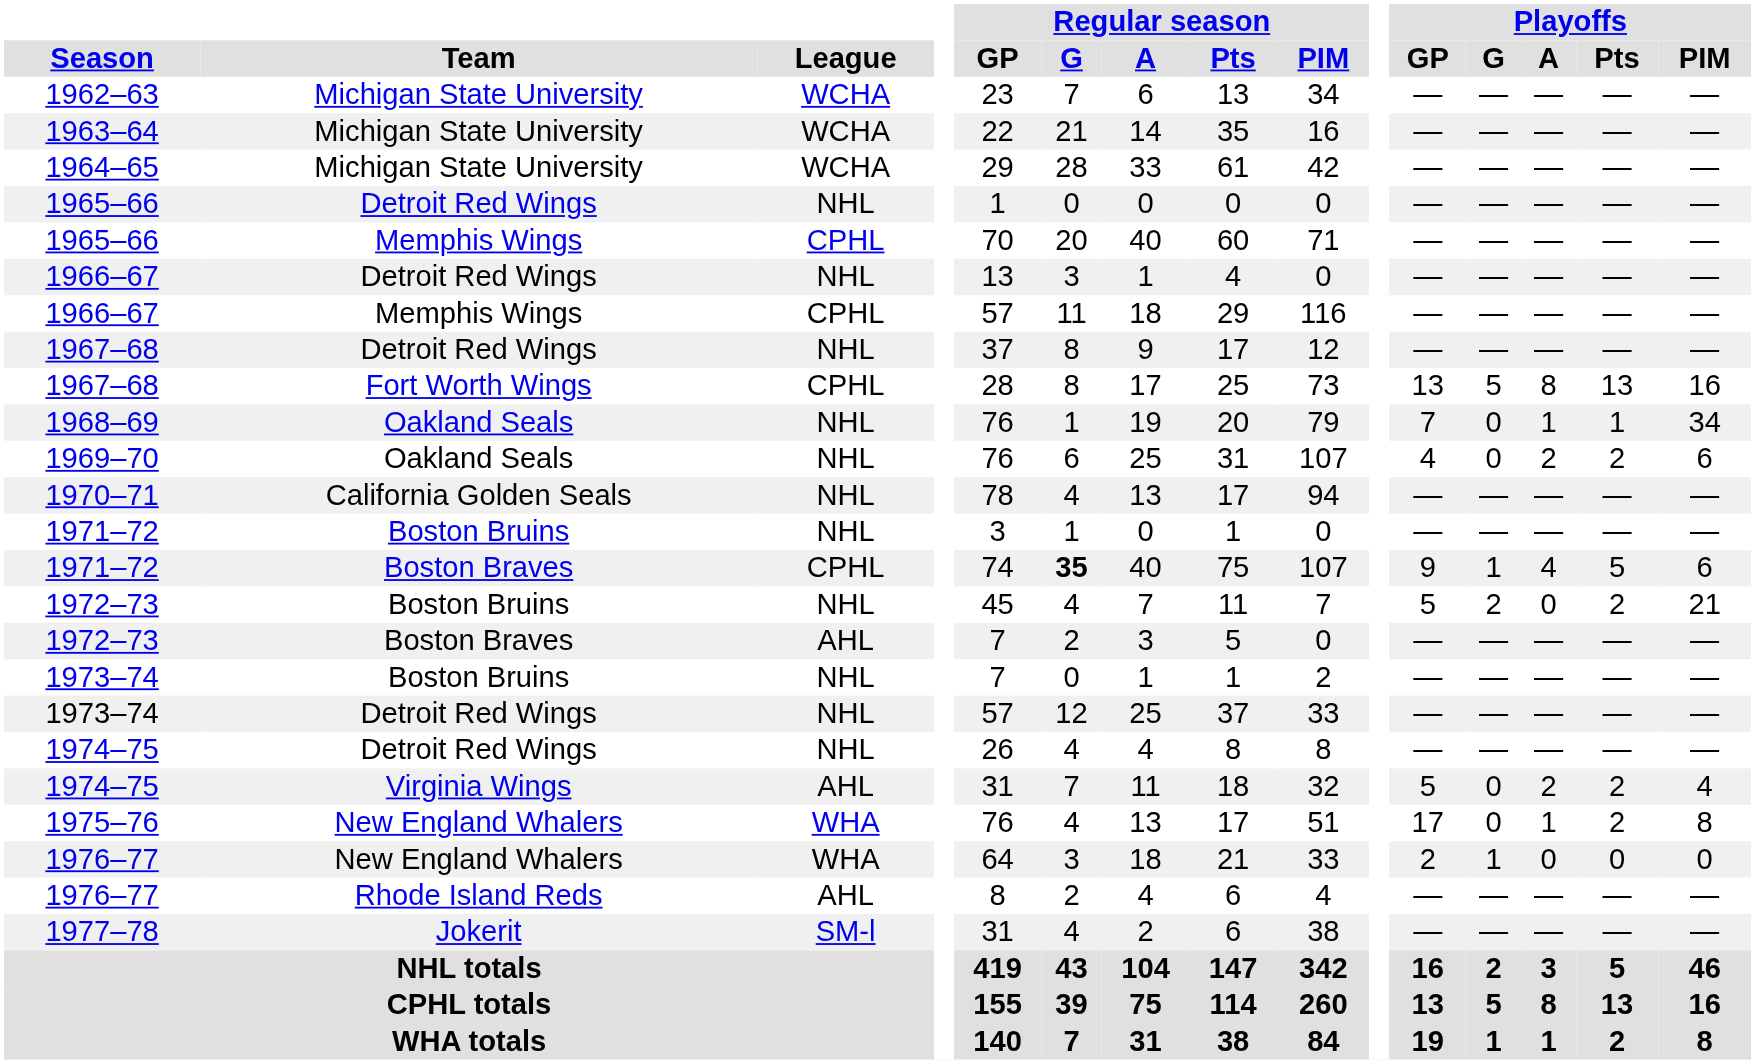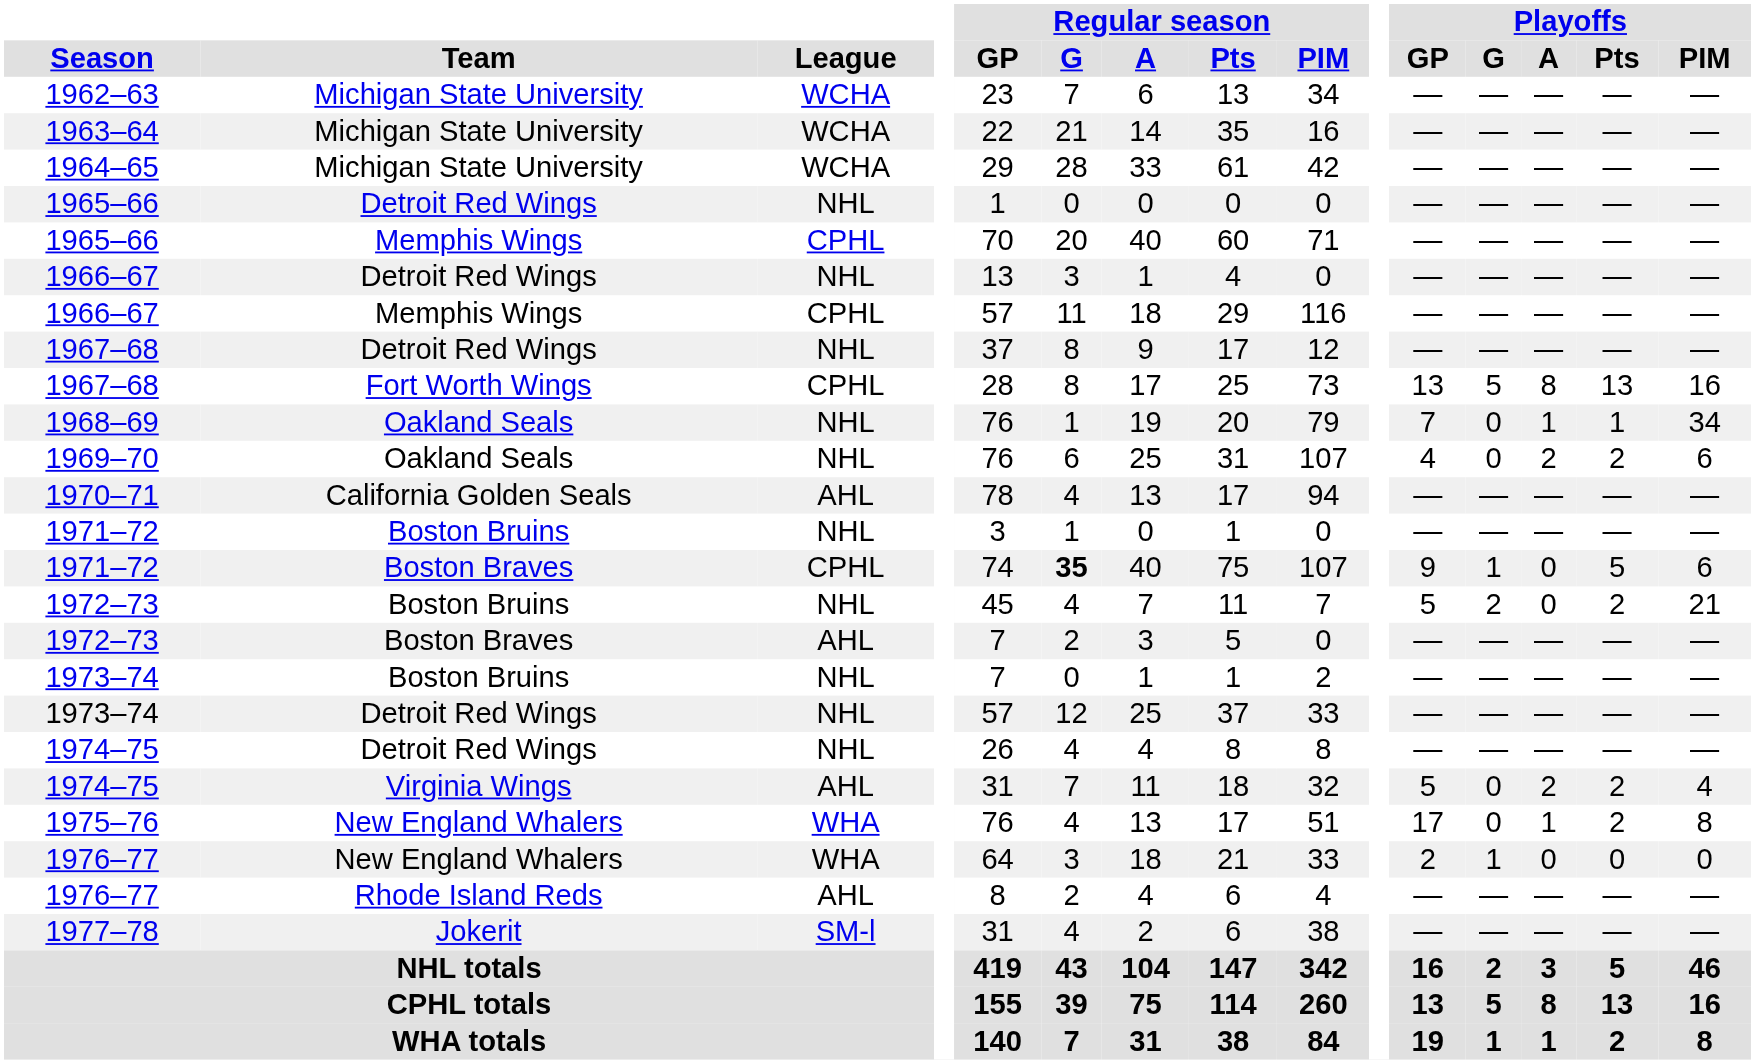(846, 494) NHL -> (846, 494) AHL
(1548, 567) 4 -> (1548, 567) 0
